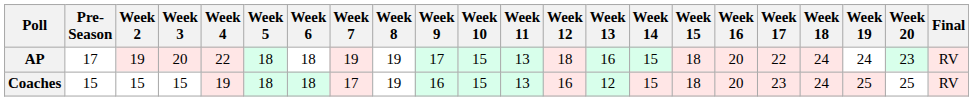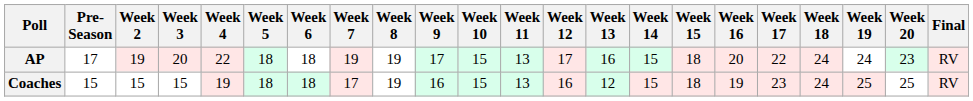(565, 59) 18 -> (565, 59) 17
(736, 84) 20 -> (736, 84) 19
